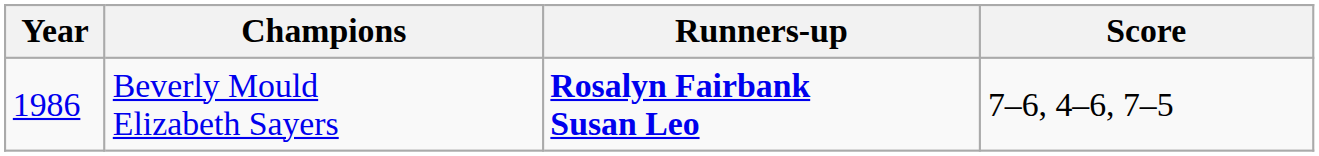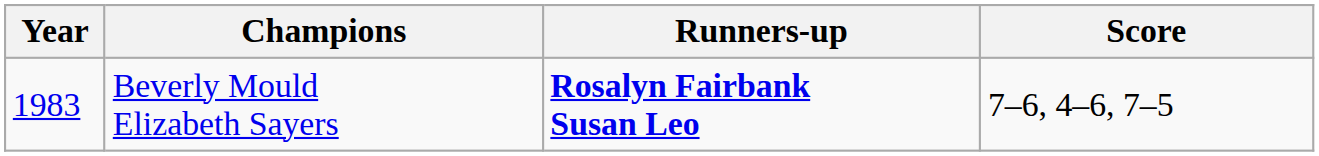(47, 103) 1986 -> (47, 103) 1983
